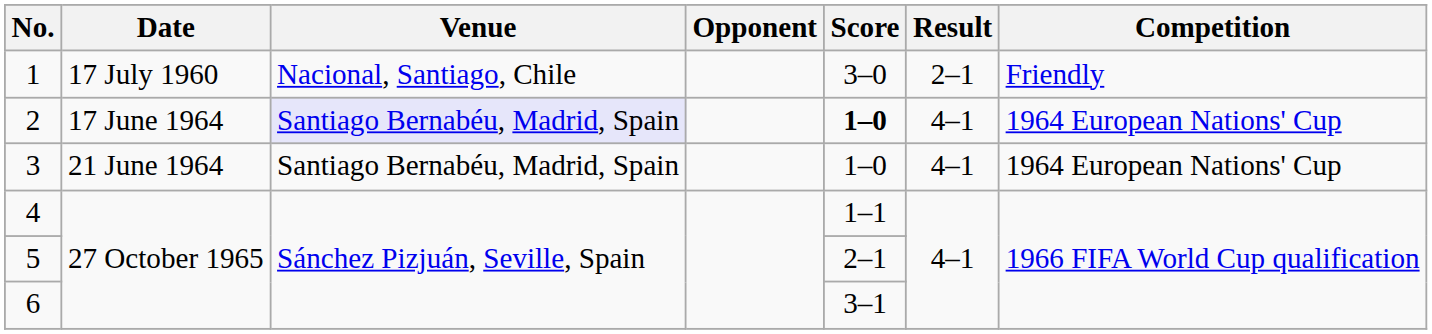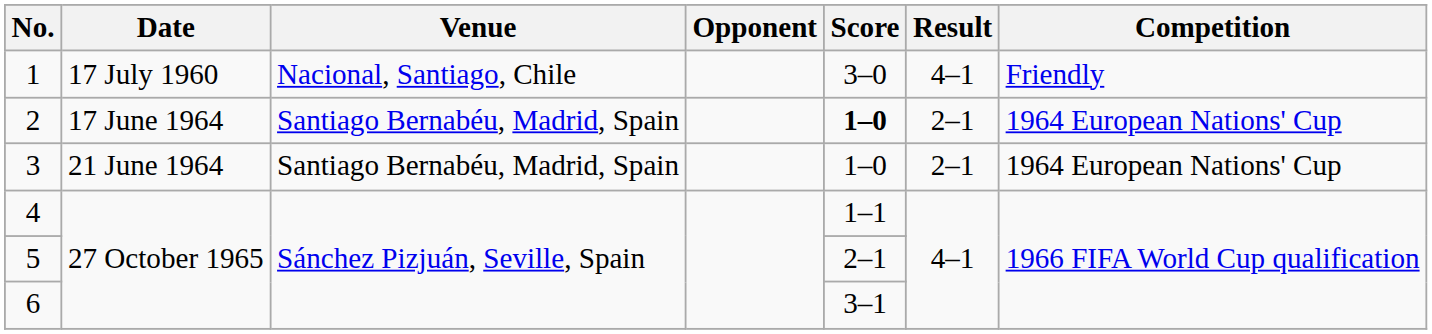(953, 73) 2–1 -> (953, 73) 4–1
(478, 119) lavender background -> (478, 119) no background
(953, 119) 4–1 -> (953, 119) 2–1
(953, 166) 4–1 -> (953, 166) 2–1
